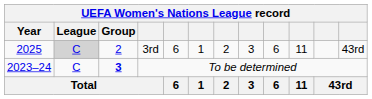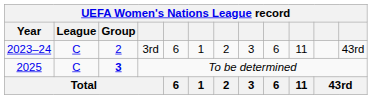(29, 49) 2025 -> (29, 49) 2023–24
(76, 49) lightgrey background -> (76, 49) no background
(29, 67) 2023–24 -> (29, 67) 2025
